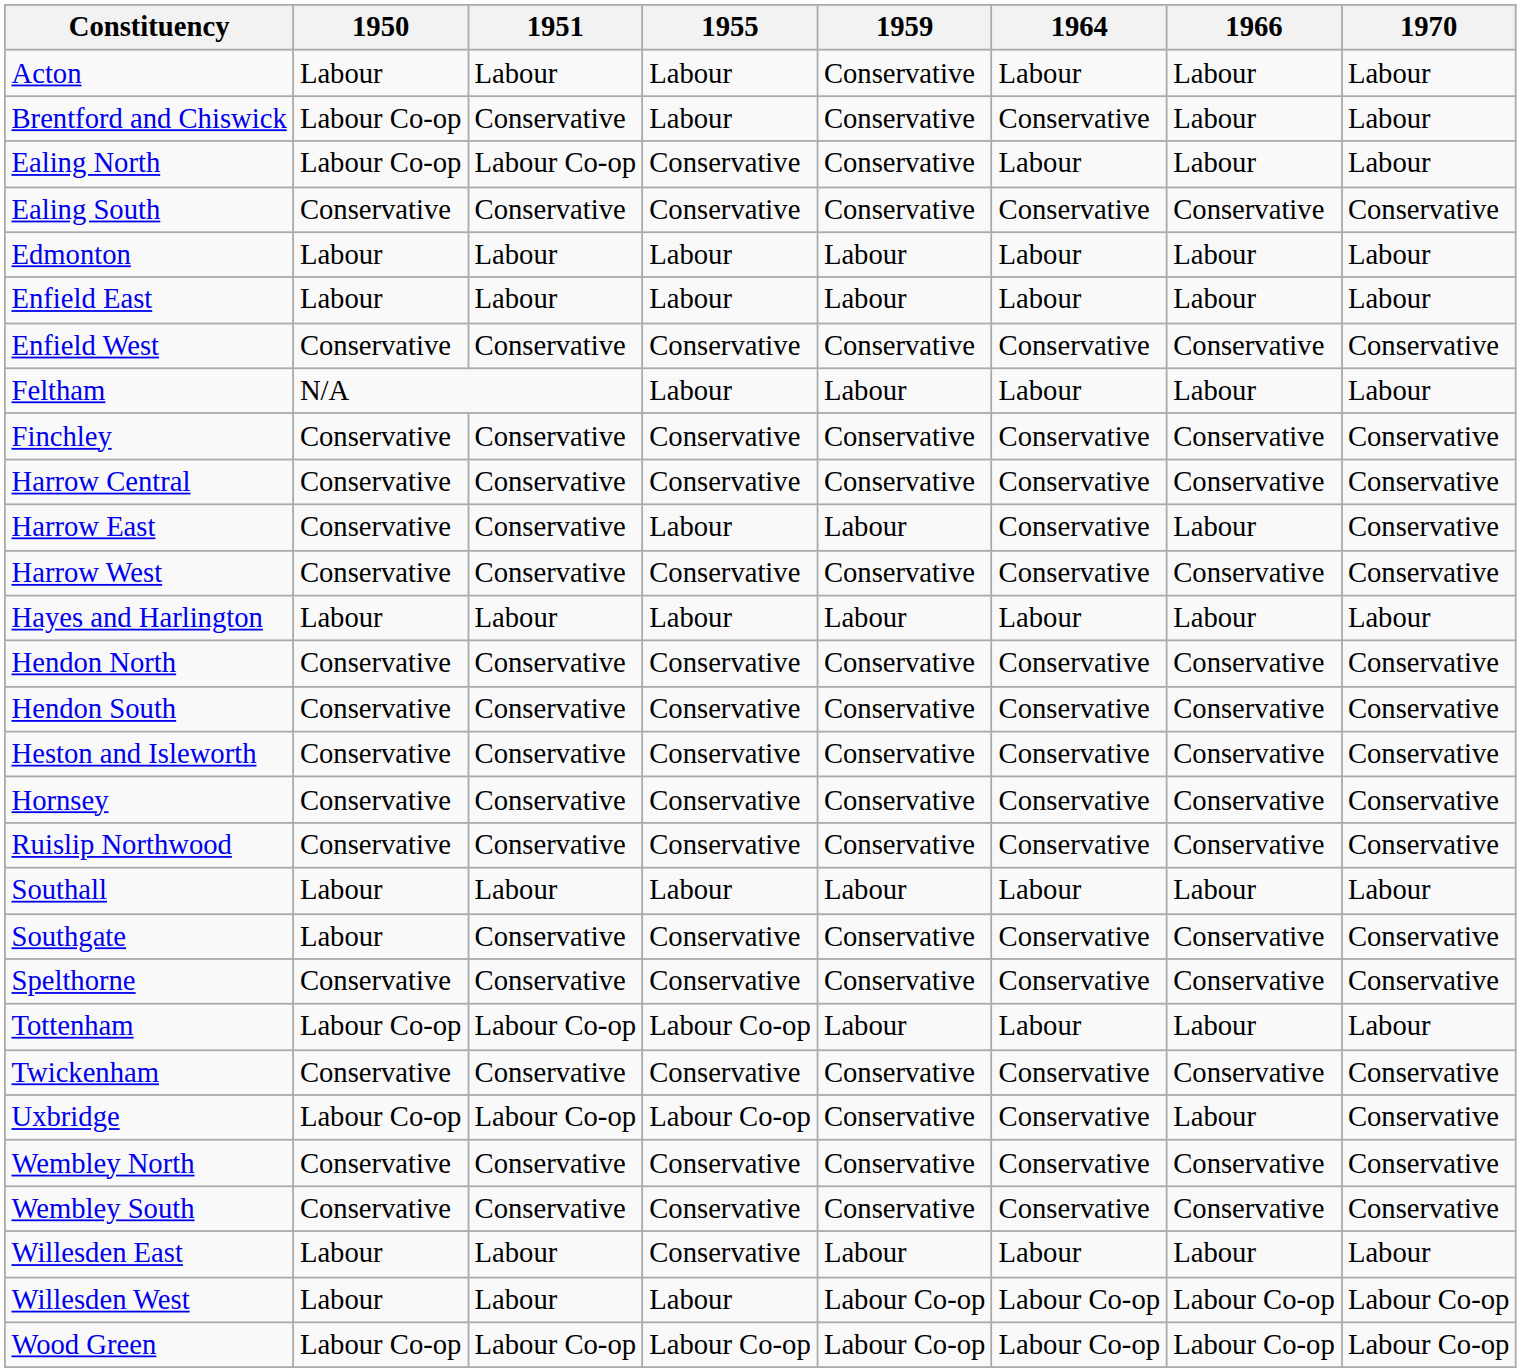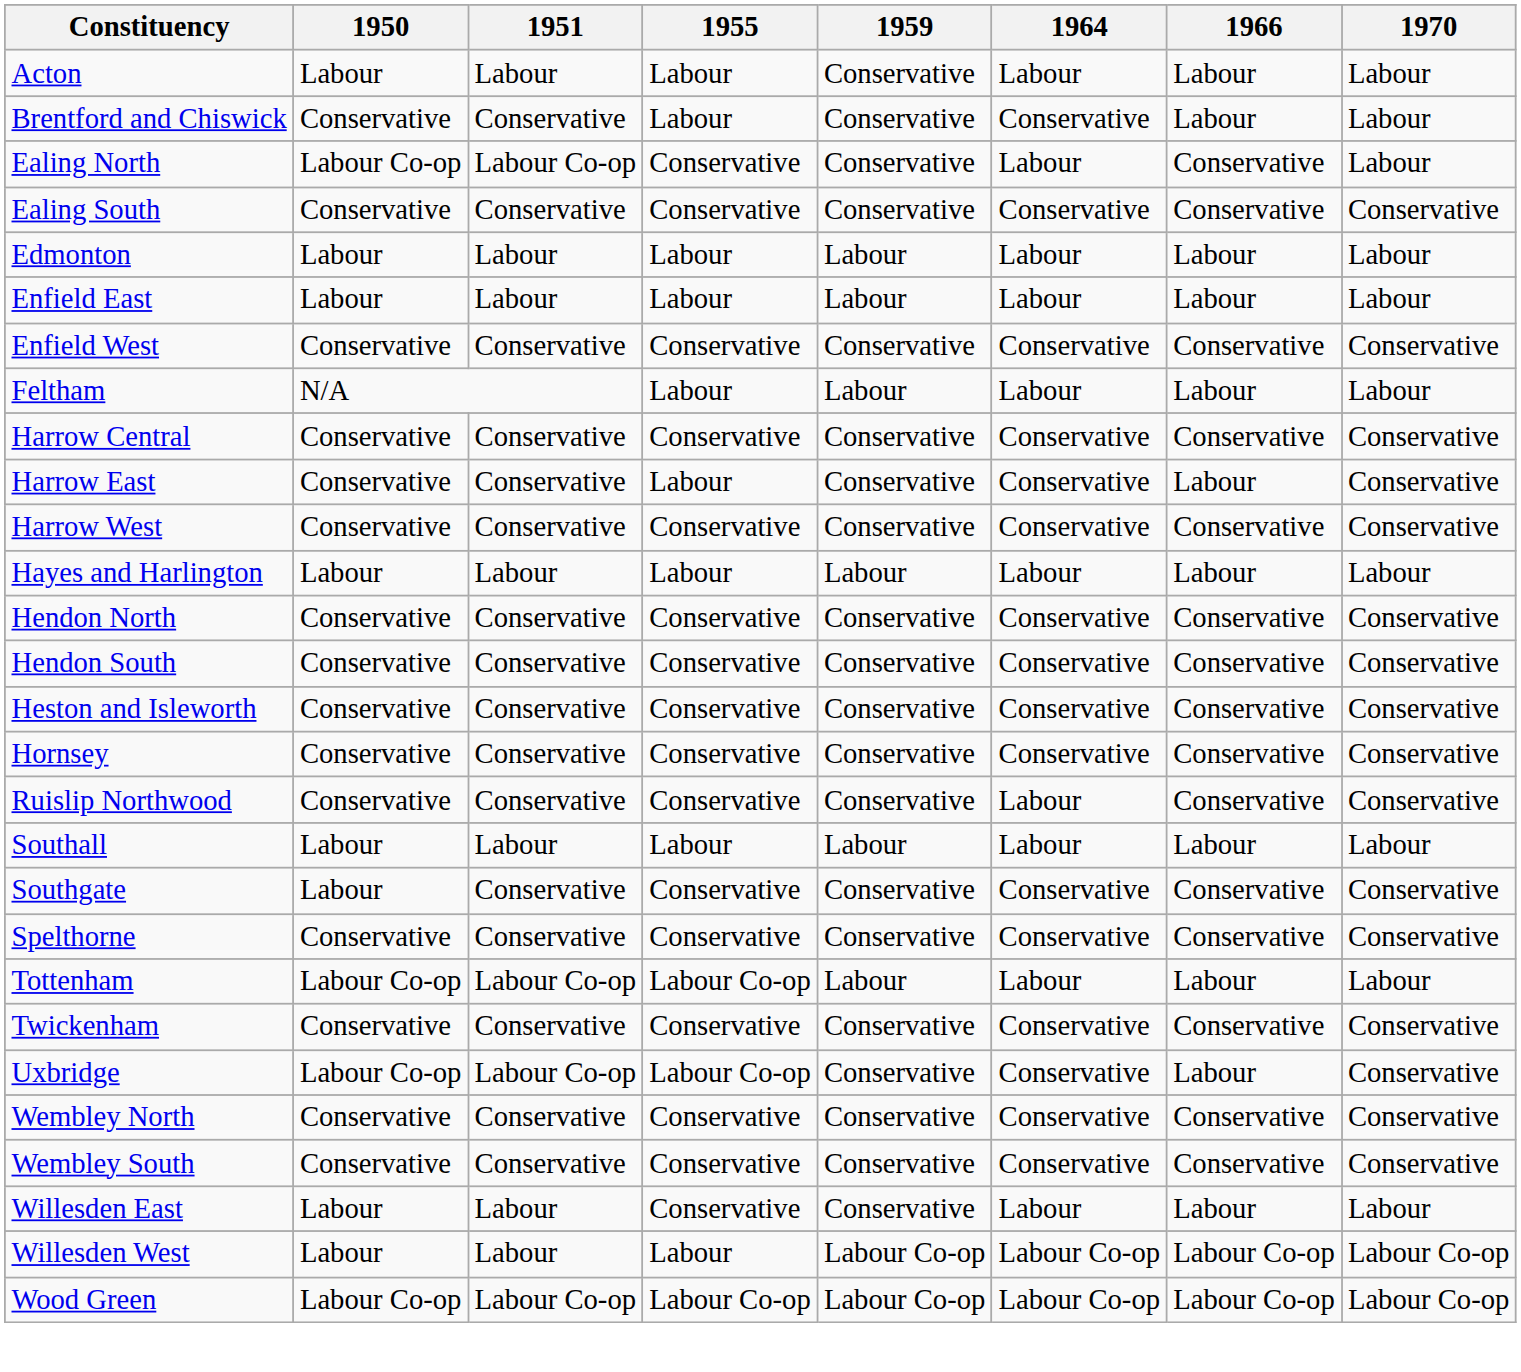(381, 118) Labour Co-op -> (375, 118) Conservative
(1215, 163) Labour -> (1249, 163) Conservative
- row: (62, 436)
(865, 526) Labour -> (899, 481) Conservative
(1074, 844) Conservative -> (1040, 799) Labour
(865, 1253) Labour -> (899, 1208) Conservative
